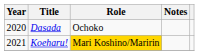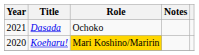(16, 27) 2020 -> (16, 27) 2021
(16, 43) 2021 -> (16, 43) 2020
